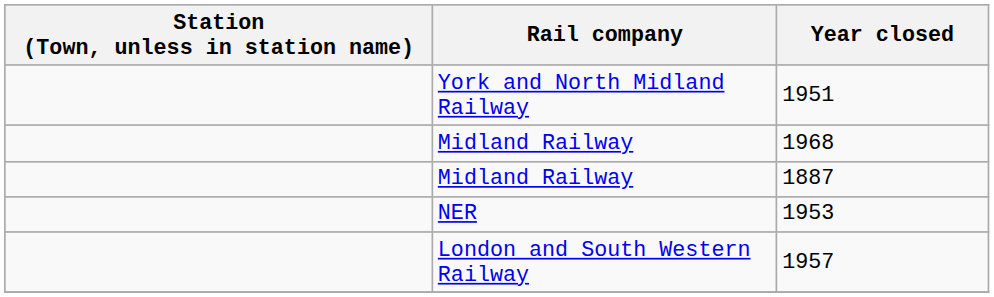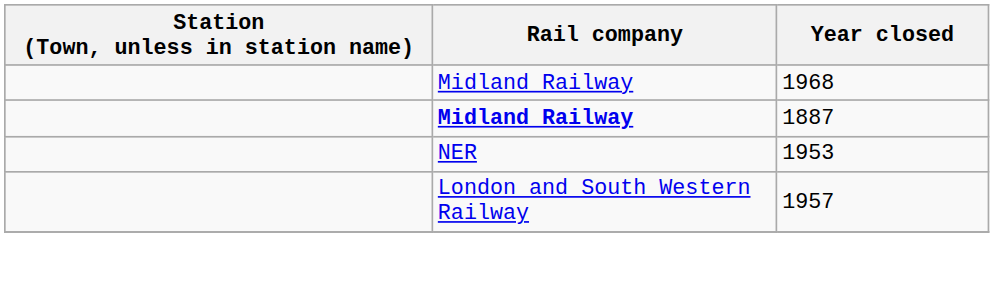- row: (808, 95)
(536, 179) normal -> (536, 118) bold
